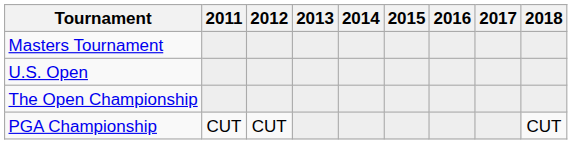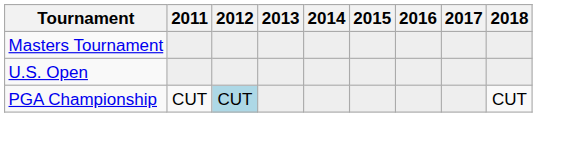- row: (103, 99)
(269, 126) no background -> (235, 99) lightblue background
